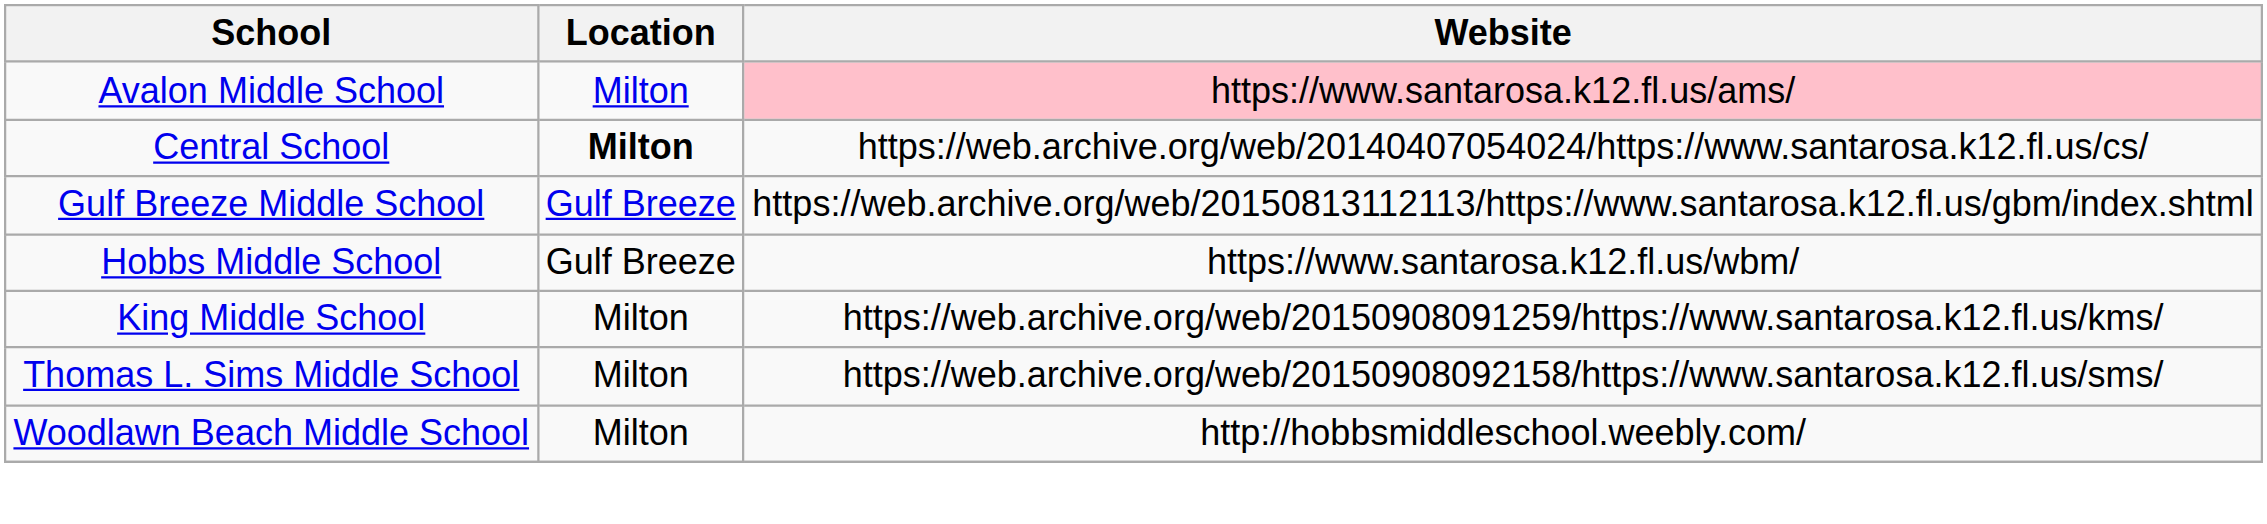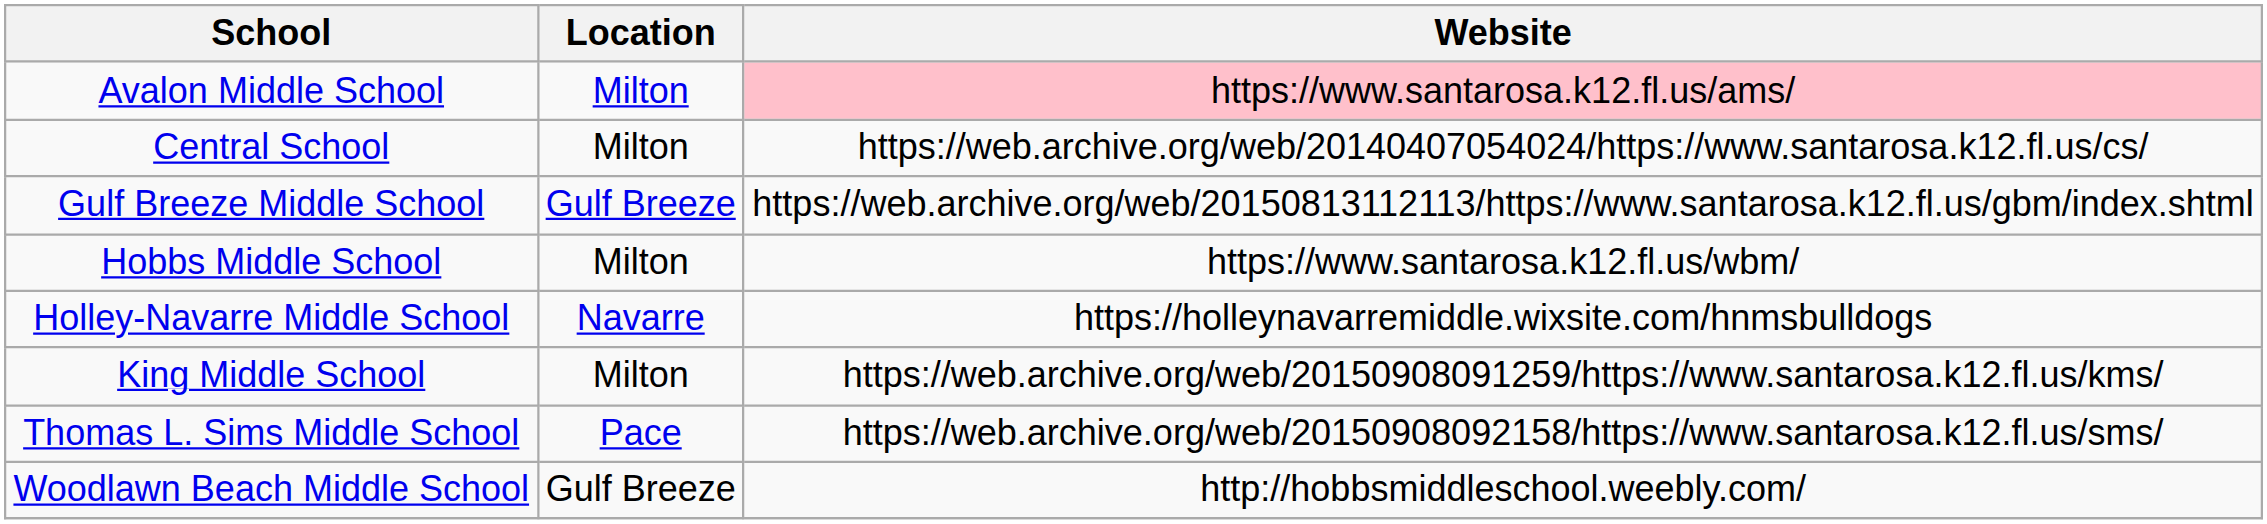(641, 147) bold -> (641, 147) normal
(641, 261) Gulf Breeze -> (641, 261) Milton
+ row: (271, 318)
(641, 375) Milton -> (641, 432) Pace
(641, 432) Milton -> (641, 489) Gulf Breeze
